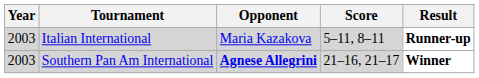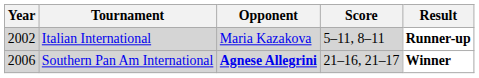(22, 39) 2003 -> (22, 39) 2002
(22, 61) 2003 -> (22, 61) 2006
